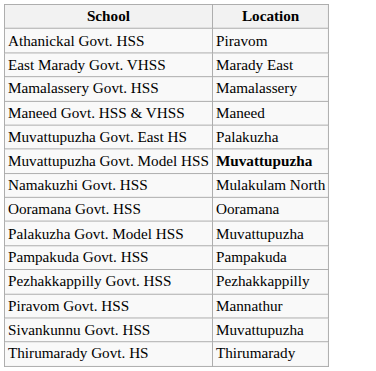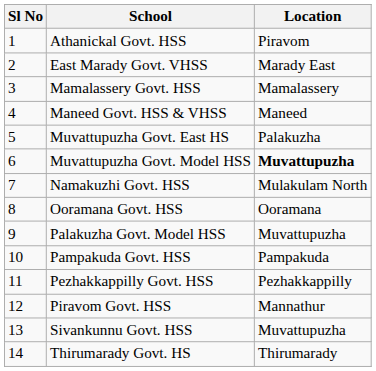+ column: (26, 16)
